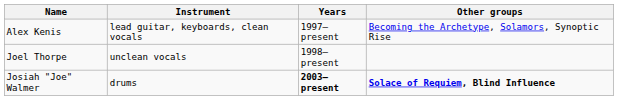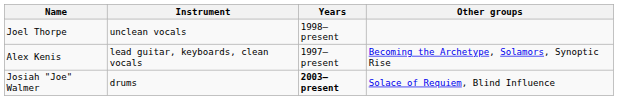rows swapped: (34, 32) <-> (37, 57)
(462, 83) bold -> (462, 83) normal
